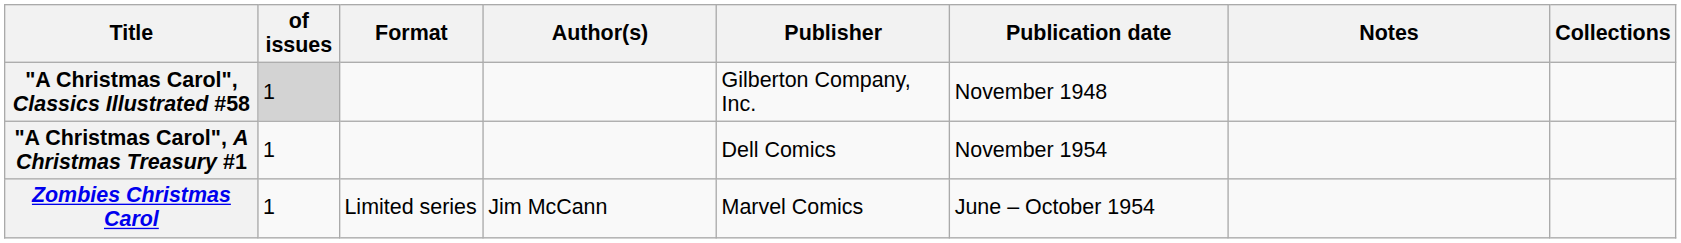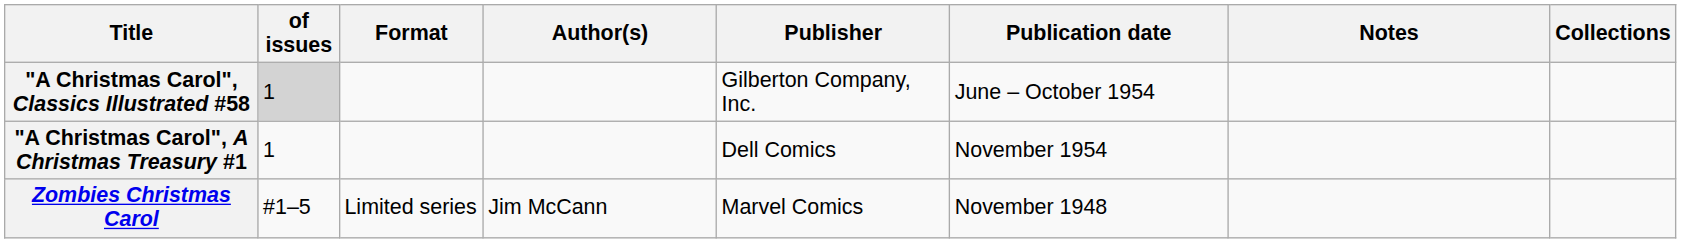(1031, 91) November 1948 -> (1055, 91) June – October 1954
(269, 207) 1 -> (287, 207) #1–5
(1055, 207) June – October 1954 -> (1031, 207) November 1948
